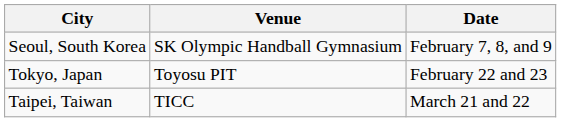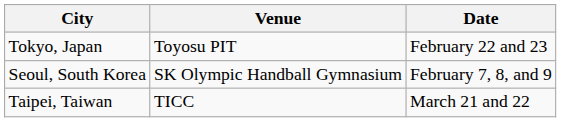rows swapped: (77, 46) <-> (55, 74)
